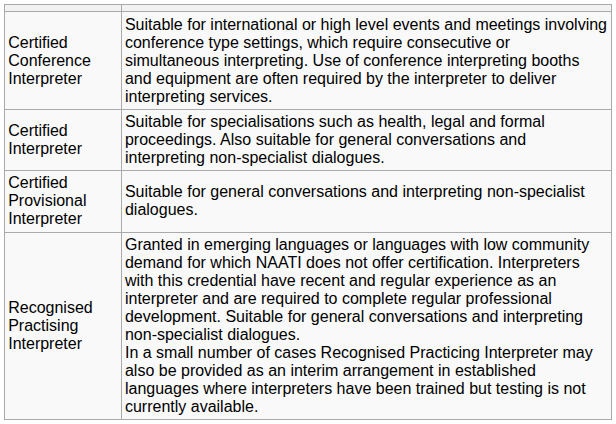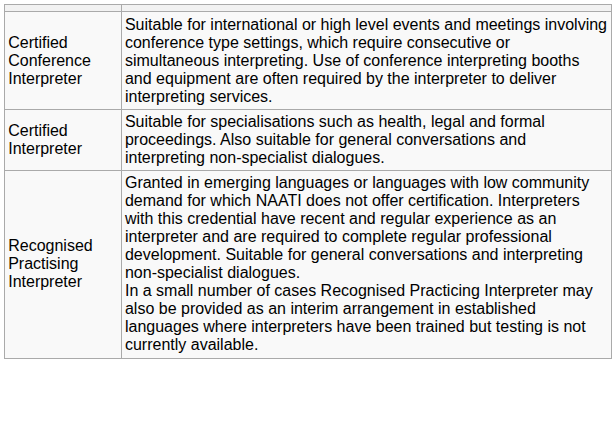- row: (47, 201)
